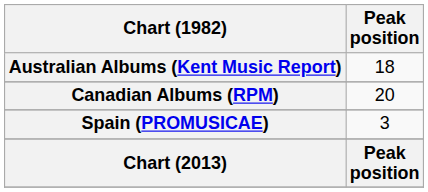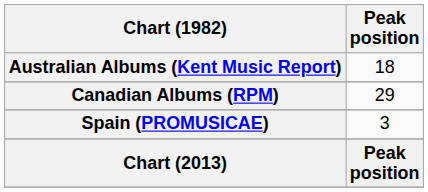(385, 95) 20 -> (385, 95) 29
